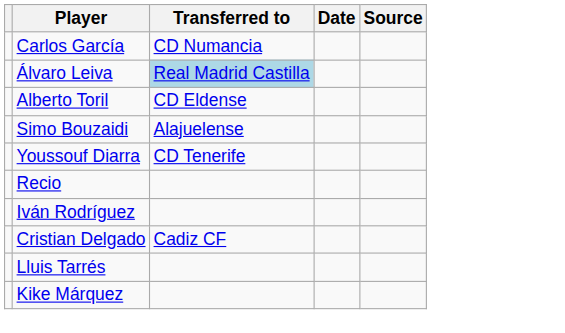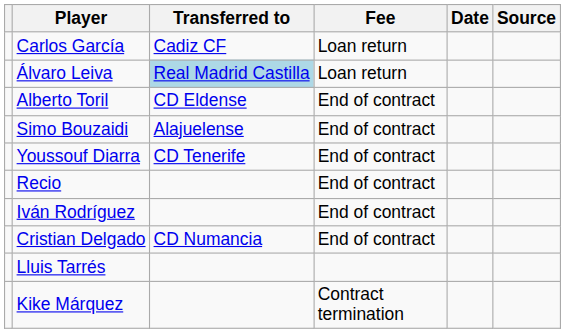+ column: (380, 18)
(208, 45) CD Numancia -> (190, 45) Cadiz CF
(190, 239) Cadiz CF -> (208, 239) CD Numancia
